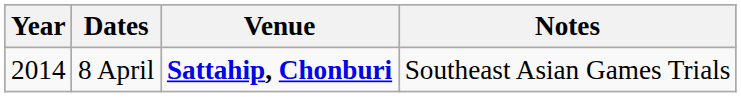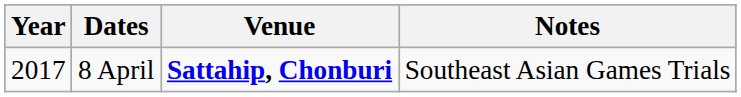(38, 69) 2014 -> (38, 69) 2017
